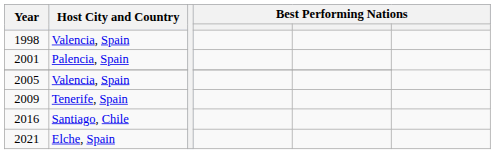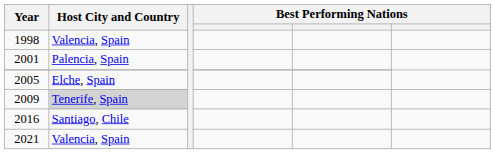(91, 79) Valencia, Spain -> (83, 79) Elche, Spain
(90, 99) no background -> (90, 99) lightgrey background
(83, 138) Elche, Spain -> (91, 138) Valencia, Spain
